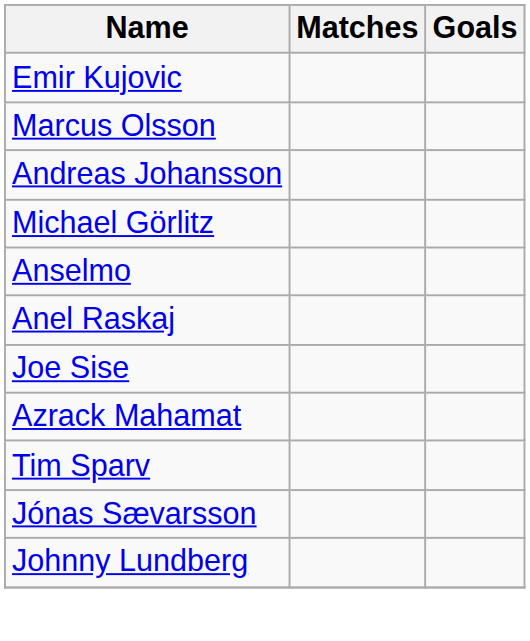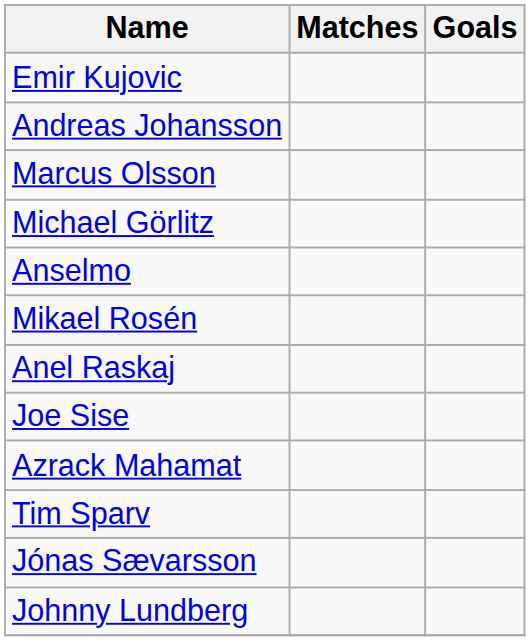rows swapped: (114, 125) <-> (147, 174)
+ row: (105, 319)
